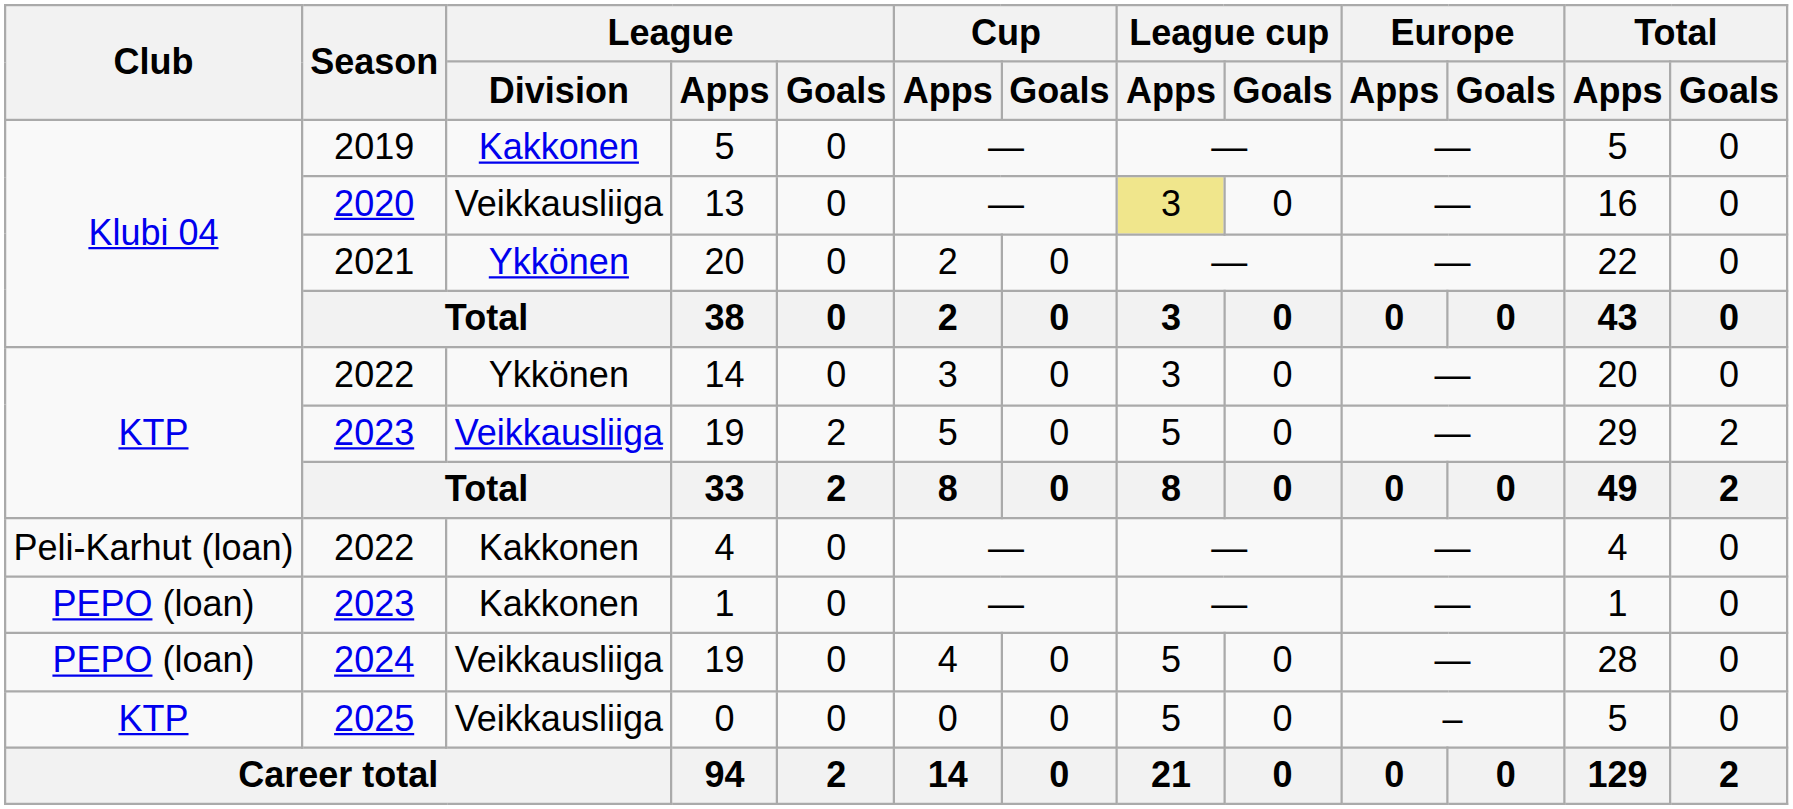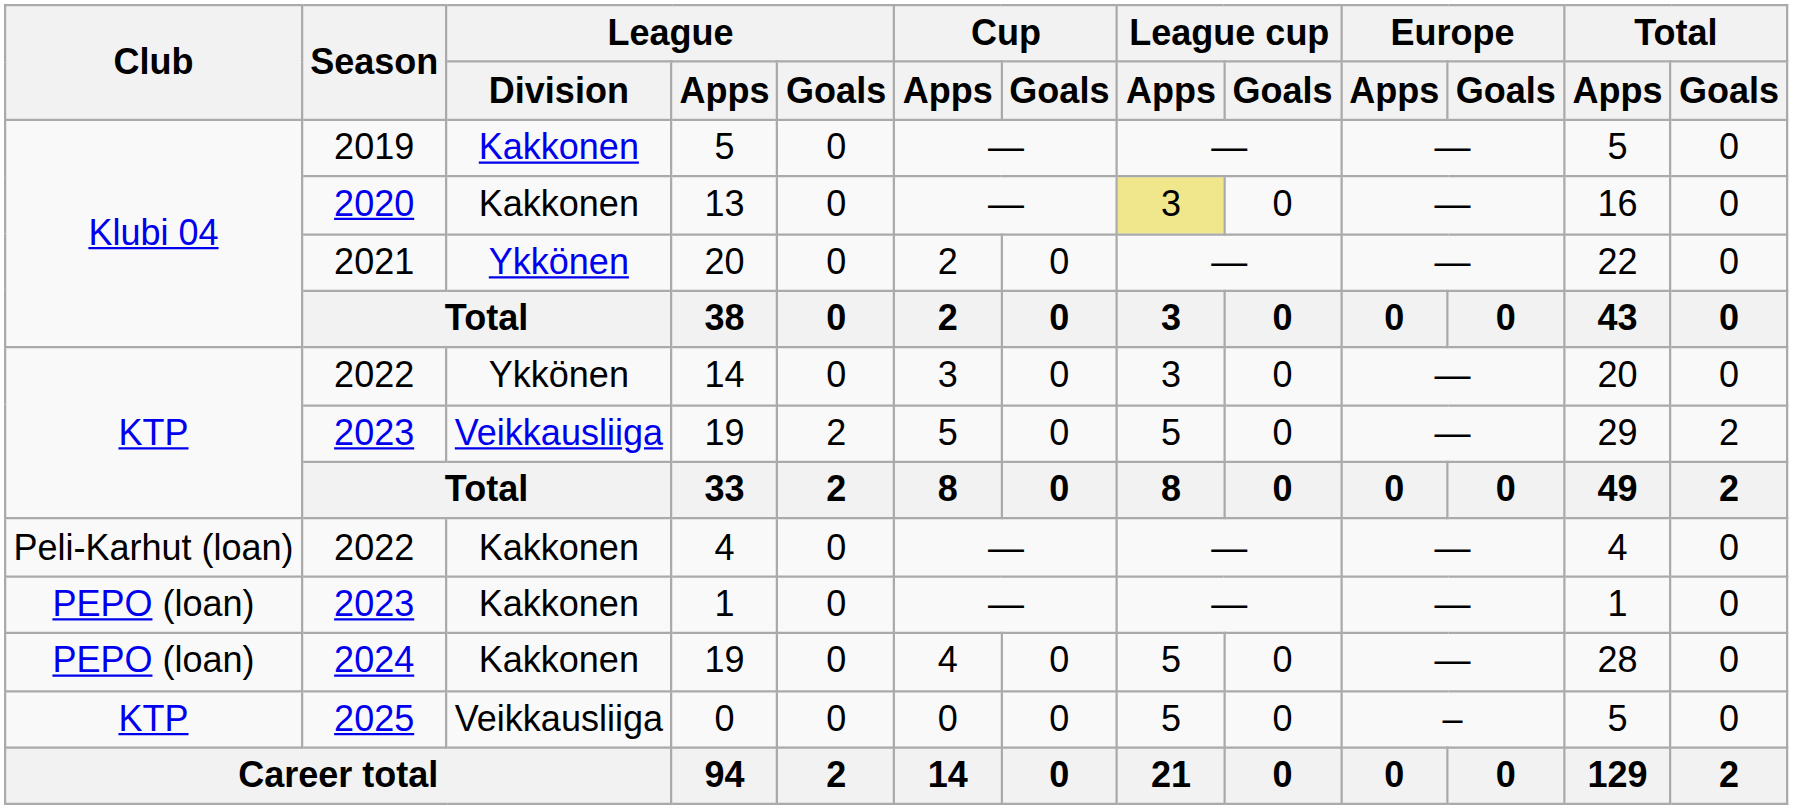(559, 204) Veikkausliiga -> (559, 204) Kakkonen
(559, 661) Veikkausliiga -> (559, 661) Kakkonen
